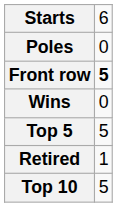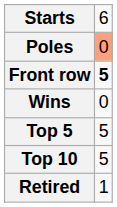(104, 46) no background -> (104, 46) lightsalmon background
rows swapped: (50, 187) <-> (50, 159)
